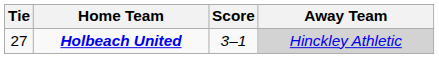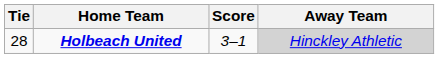(19, 41) 27 -> (19, 41) 28
